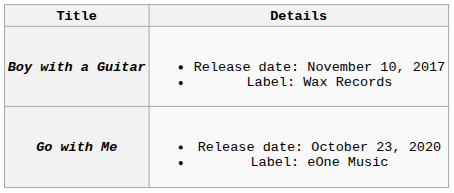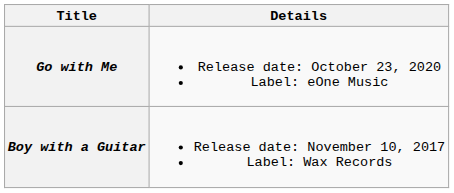rows swapped: (77, 67) <-> (77, 147)
